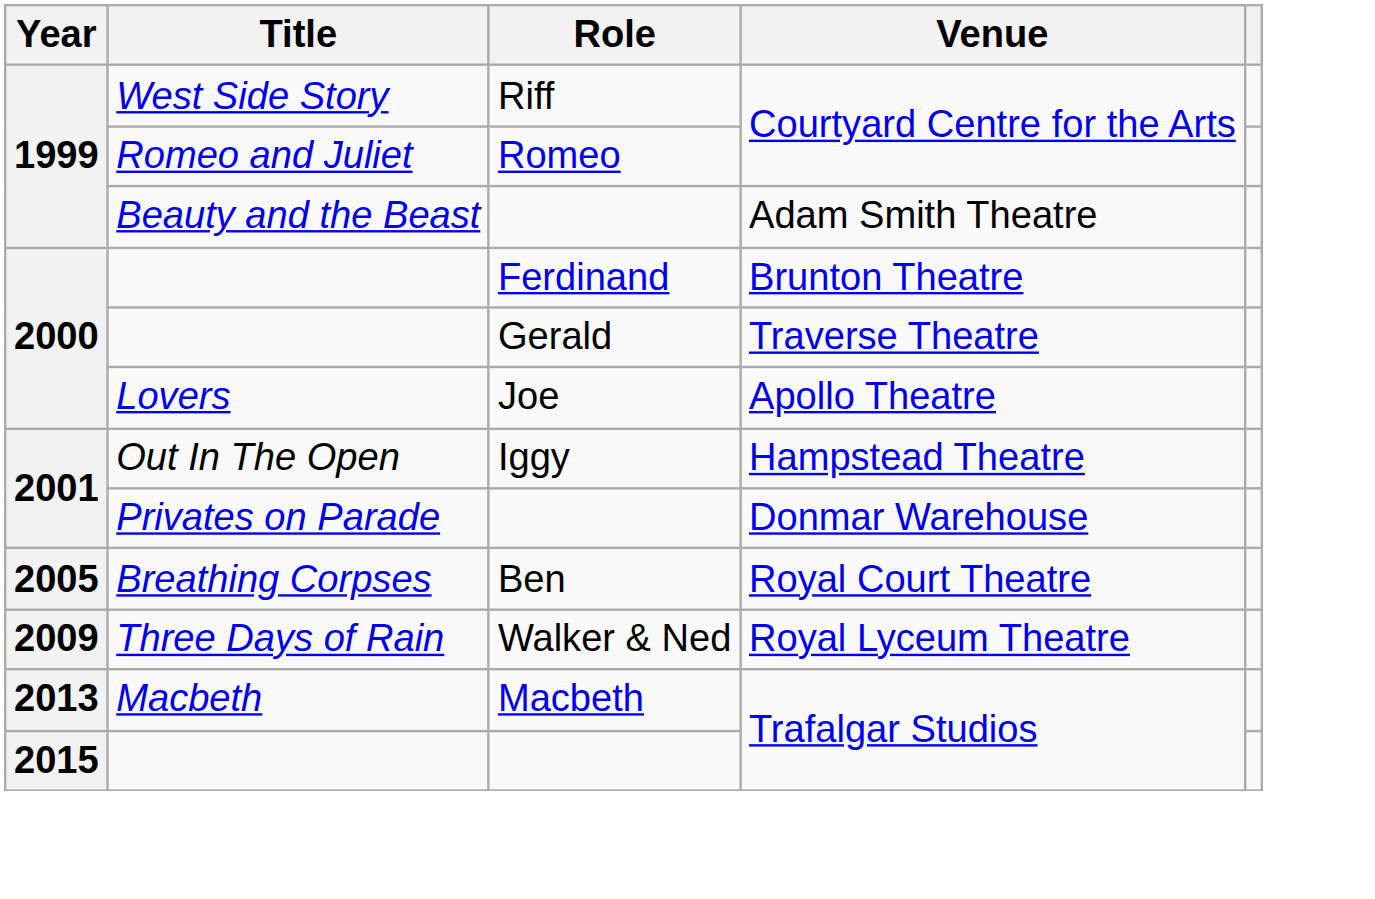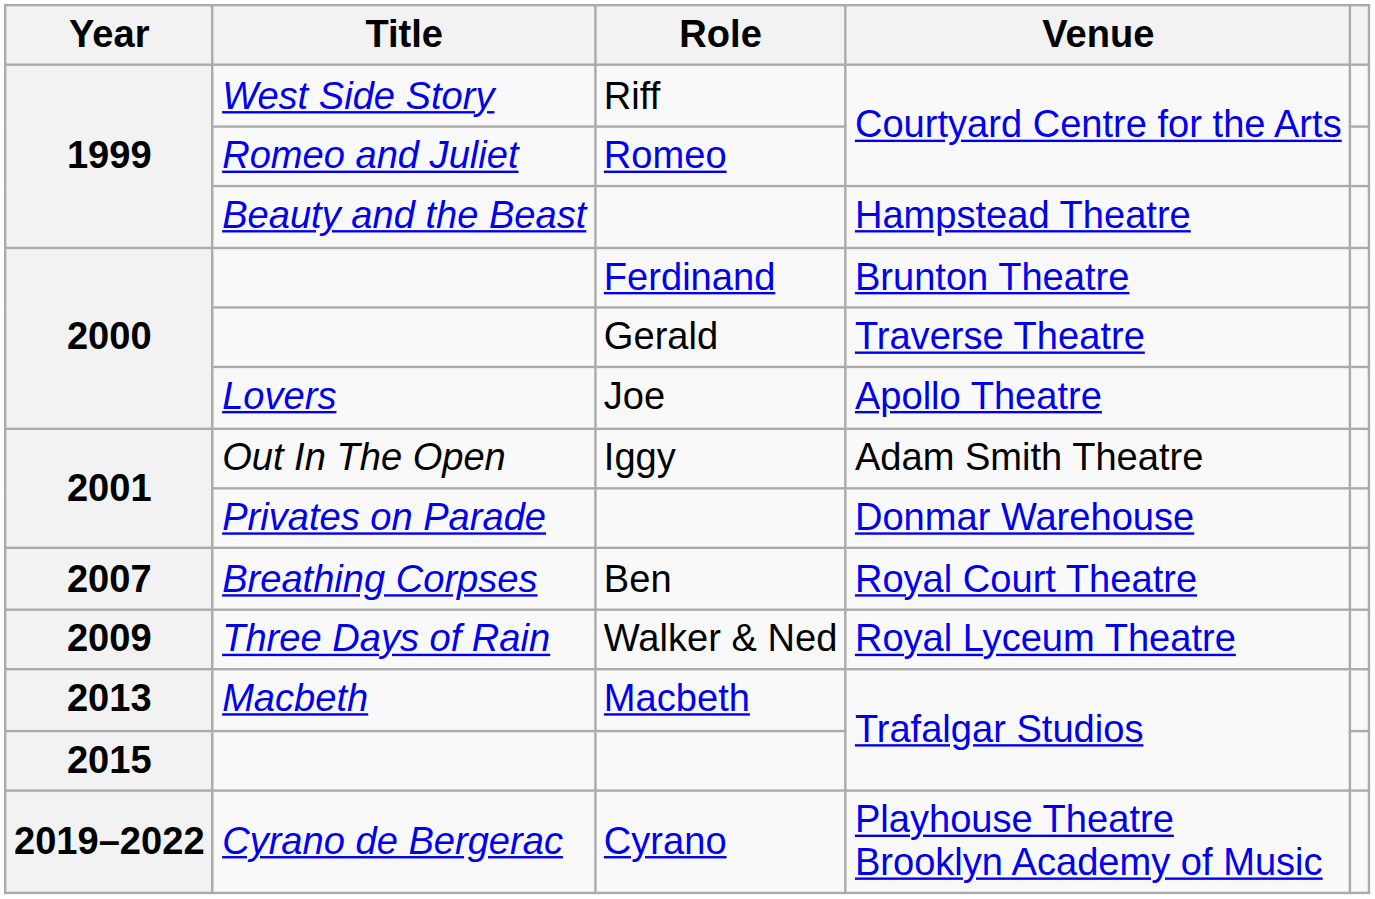(923, 215) Adam Smith Theatre -> (1023, 215) Hampstead Theatre
(917, 457) Hampstead Theatre -> (1029, 457) Adam Smith Theatre
(56, 578) 2005 -> (109, 578) 2007
+ row: (393, 841)
